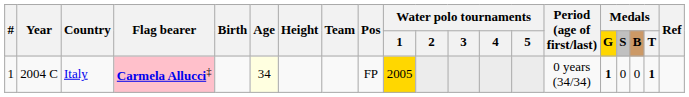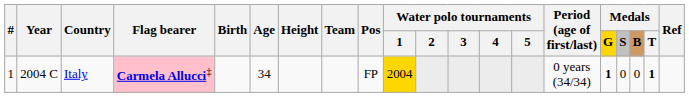(264, 74) lightyellow background -> (264, 74) no background
(400, 74) 2005 -> (400, 74) 2004
